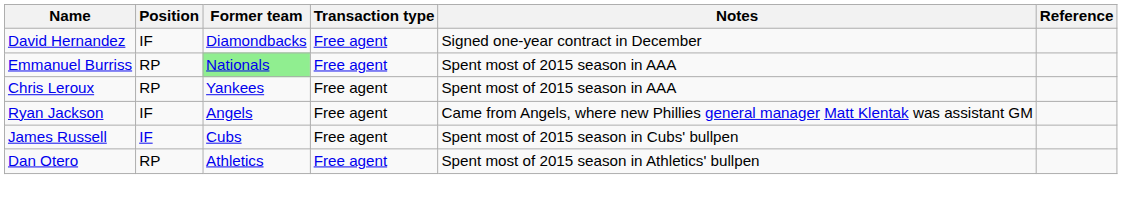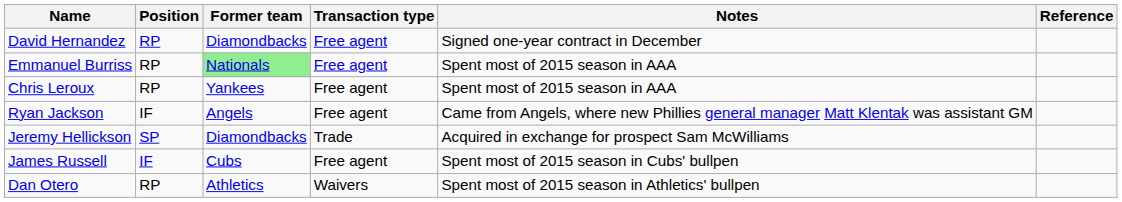(146, 40) IF -> (150, 40) RP
+ row: (70, 137)
(350, 161) Free agent -> (341, 185) Waivers
